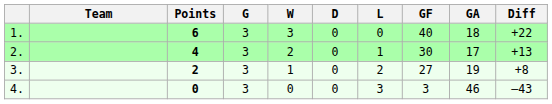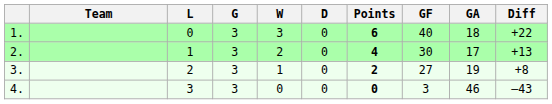columns swapped: (195, 14) <-> (380, 14)
